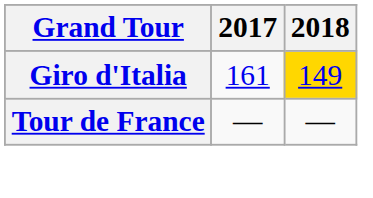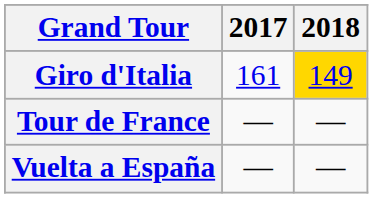+ row: (113, 167)
